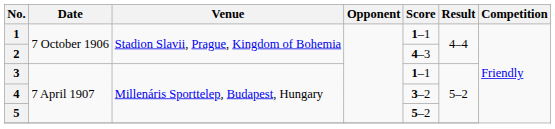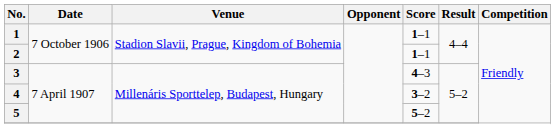(421, 53) 4–3 -> (421, 53) 1–1
(421, 73) 1–1 -> (421, 73) 4–3
